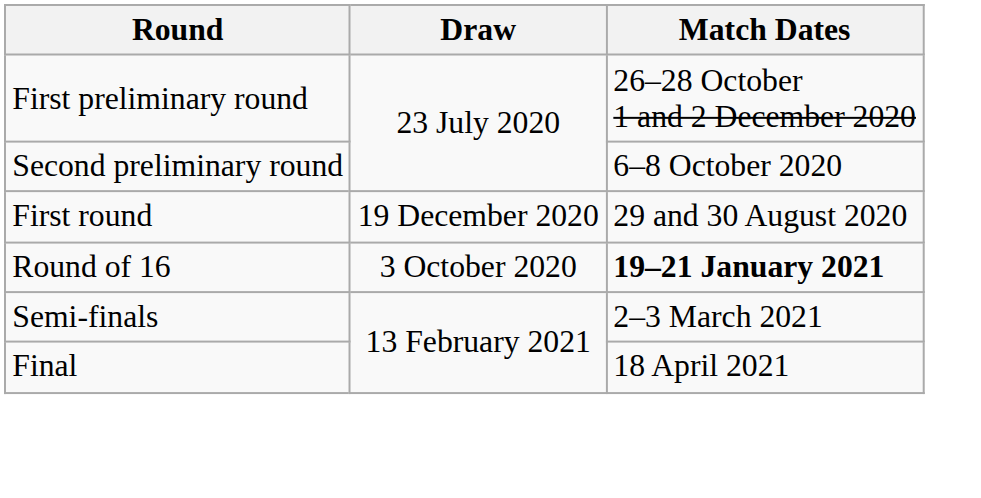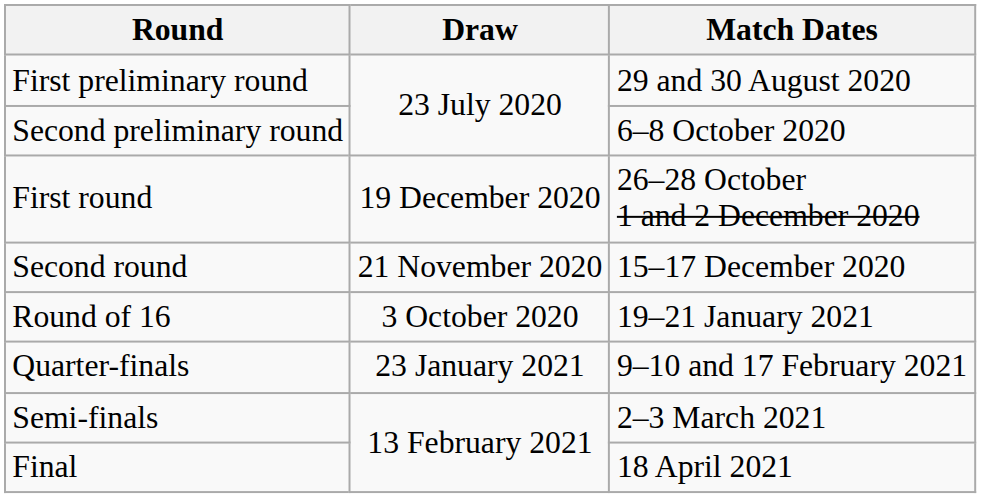(765, 97) 26–28 October 1 and 2 December 2020 -> (764, 79) 29 and 30 August 2020
(760, 215) 29 and 30 August 2020 -> (768, 198) 26–28 October 1 and 2 December 2020
+ row: (100, 266)
(749, 266) bold -> (745, 316) normal
+ row: (101, 366)
